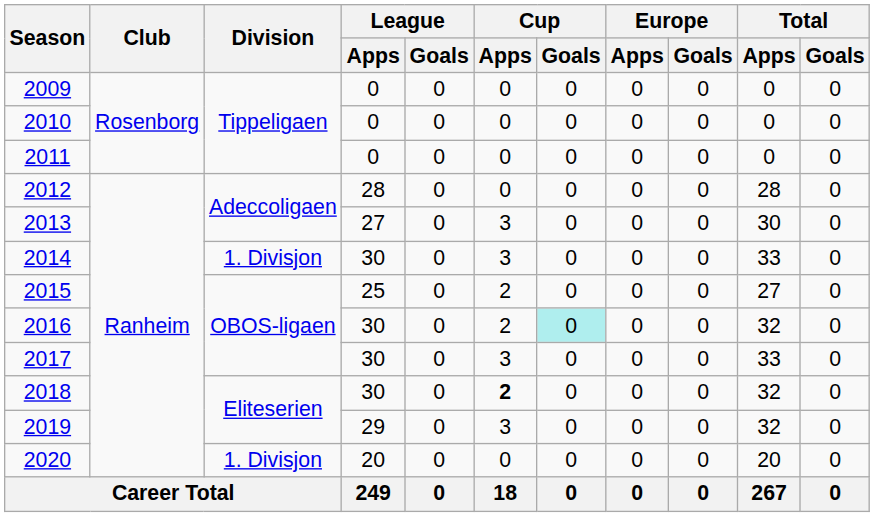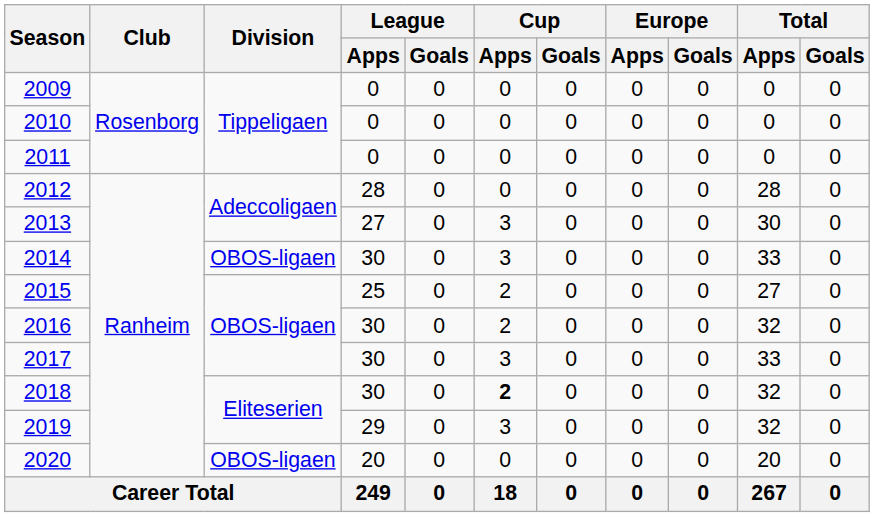(273, 257) 1. Divisjon -> (273, 257) OBOS-ligaen
(571, 325) paleturquoise background -> (571, 325) no background
(273, 460) 1. Divisjon -> (273, 460) OBOS-ligaen
